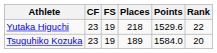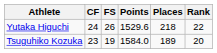columns swapped: (168, 12) <-> (135, 12)
(93, 27) 23 -> (93, 27) 24
(110, 27) 19 -> (110, 27) 26
